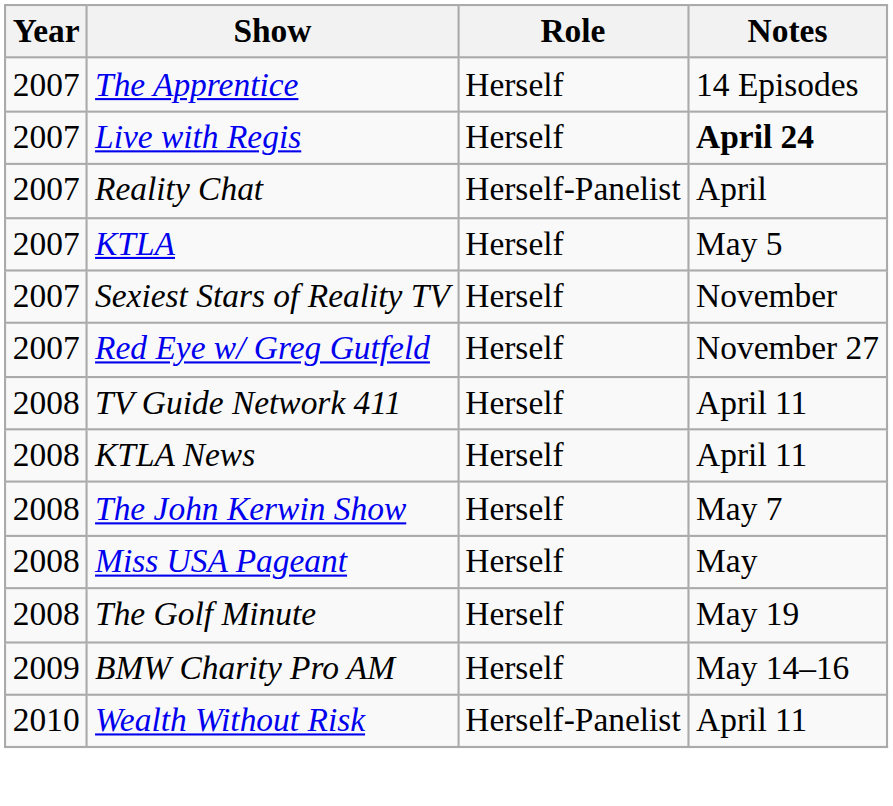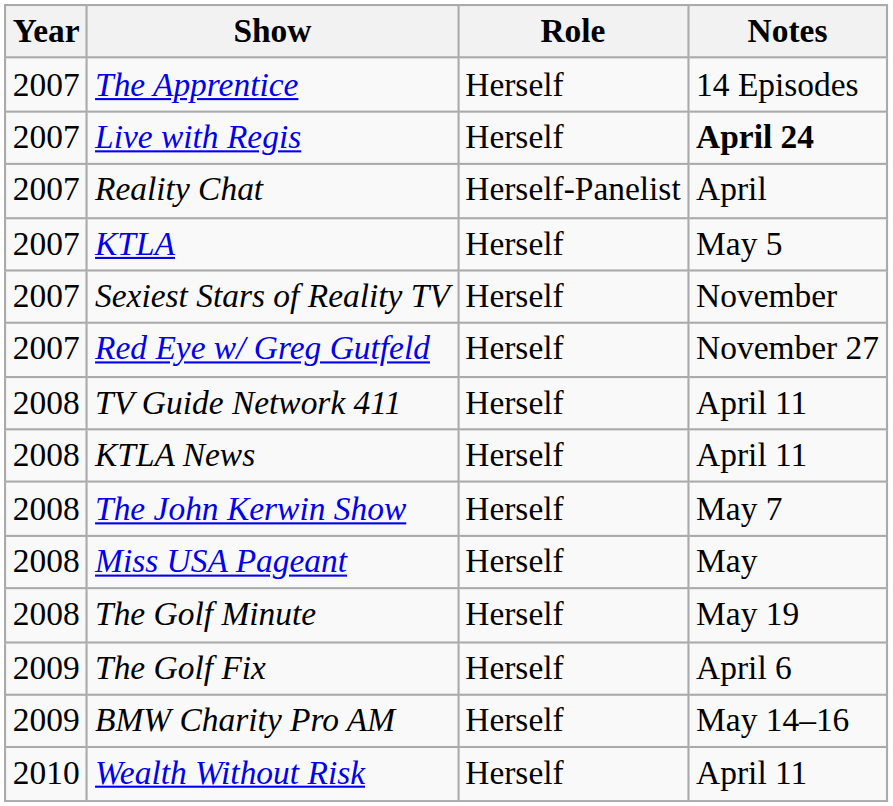+ row: (180, 667)
(573, 720) Herself-Panelist -> (514, 773) Herself
